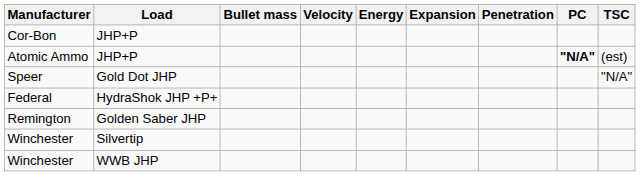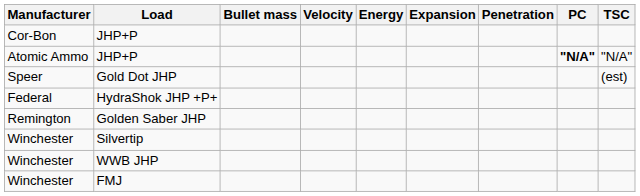(614, 56) (est) -> (617, 56) "N/A"
(617, 77) "N/A" -> (614, 77) (est)
+ row: (40, 181)
